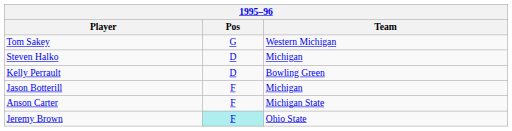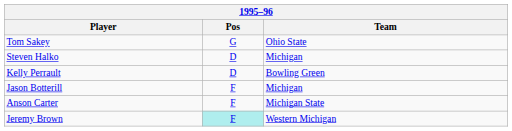(301, 42) Western Michigan -> (286, 42) Ohio State
(286, 118) Ohio State -> (301, 118) Western Michigan
